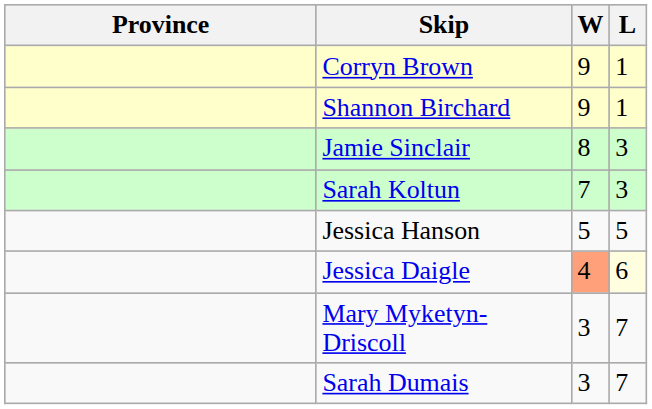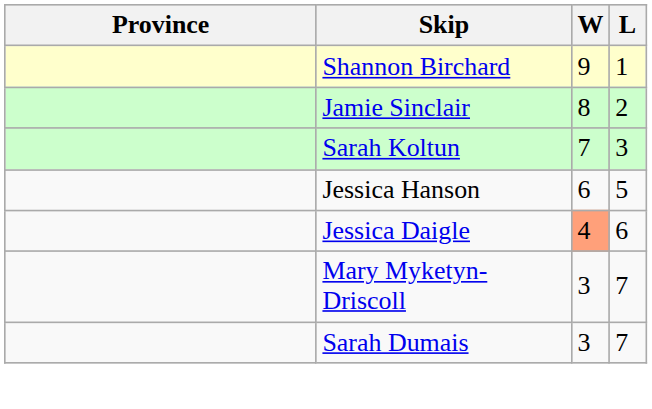- row: (398, 66)
(622, 148) 3 -> (622, 107) 2
(584, 230) 5 -> (584, 189) 6
(622, 271) lightyellow background -> (622, 230) no background
